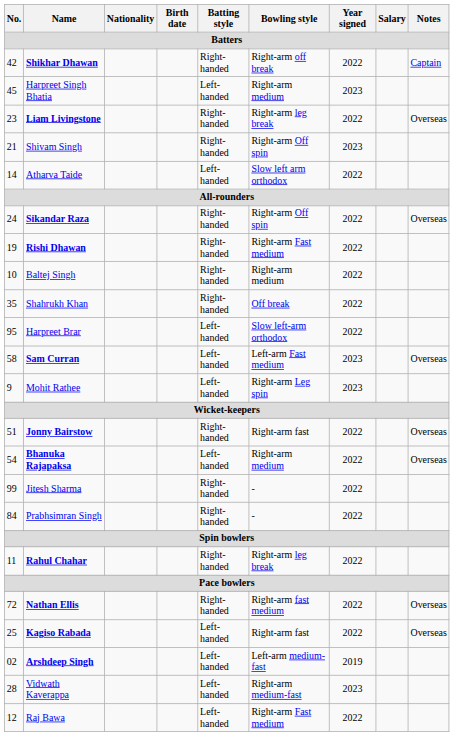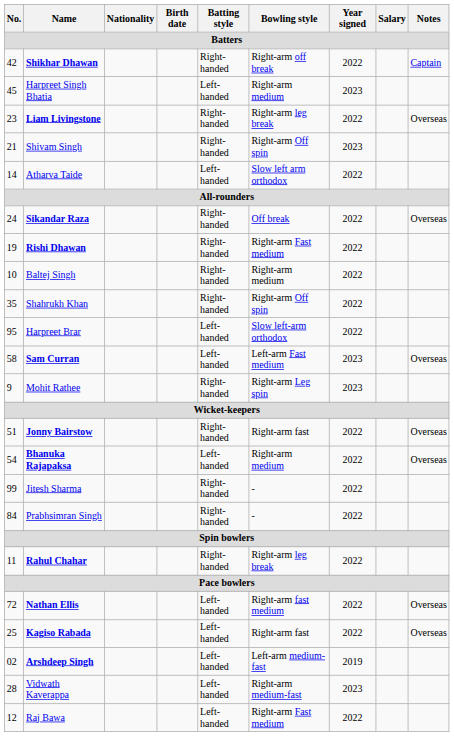(280, 219) Right-arm Off spin -> (270, 219) Off break
(270, 303) Off break -> (280, 303) Right-arm Off spin
(214, 387) Left-handed -> (214, 387) Right-handed
(214, 605) Right-handed -> (214, 605) Left-handed
